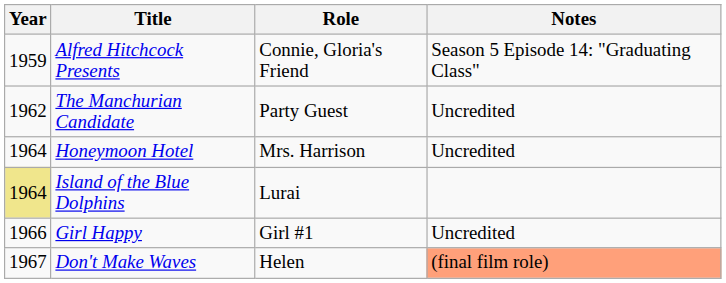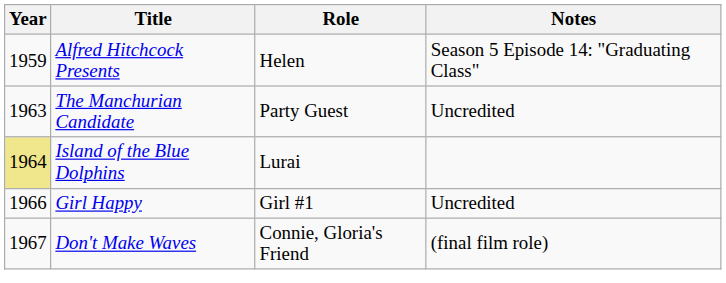(321, 60) Connie, Gloria's Friend -> (282, 60) Helen
(28, 111) 1962 -> (28, 111) 1963
- row: (124, 151)
(282, 262) Helen -> (321, 243) Connie, Gloria's Friend
(490, 262) lightsalmon background -> (489, 243) no background
